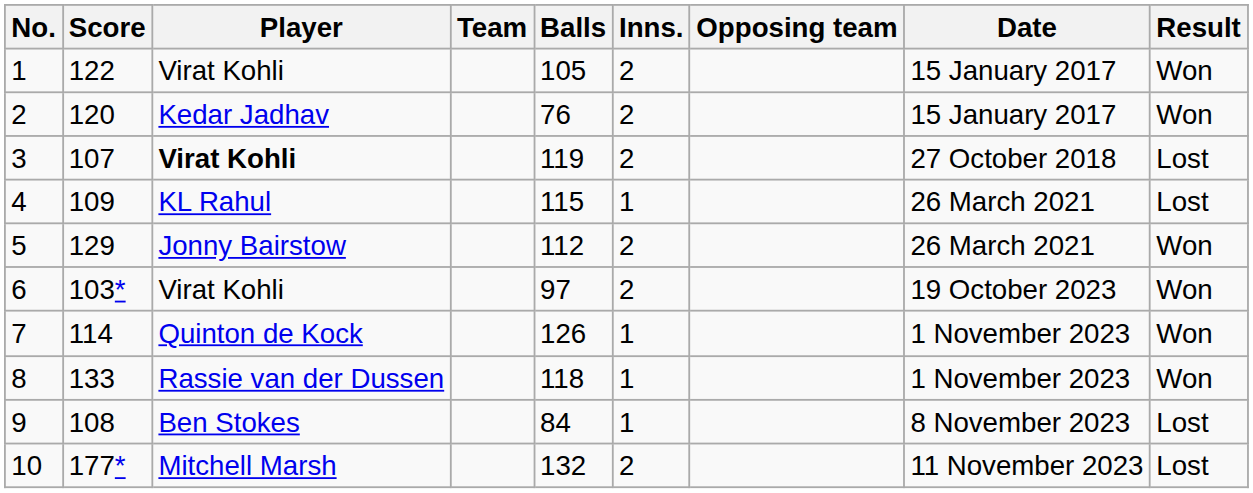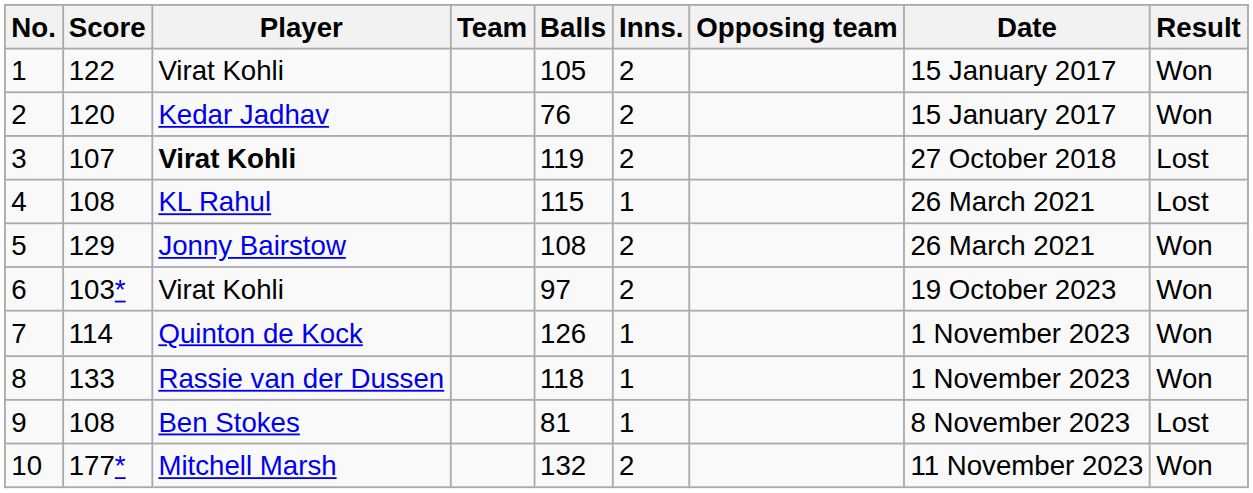(92, 202) 109 -> (92, 202) 108
(562, 246) 112 -> (563, 246) 108
(555, 421) 84 -> (555, 421) 81
(1182, 465) Lost -> (1185, 465) Won
